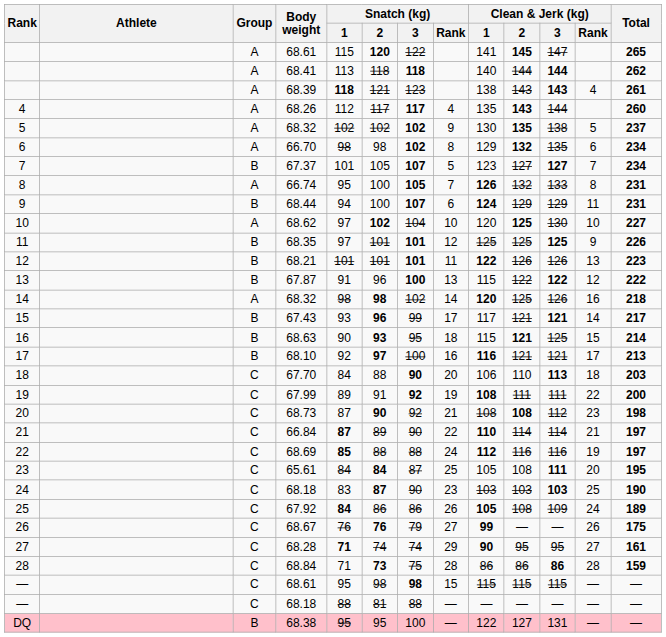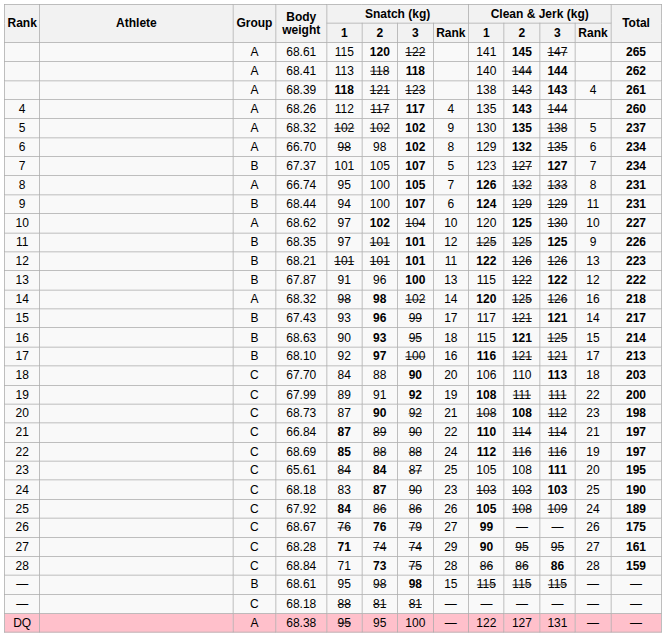(254, 584) C -> (254, 584) B
(415, 603) 88 -> (415, 603) 81
(254, 623) B -> (254, 623) A
